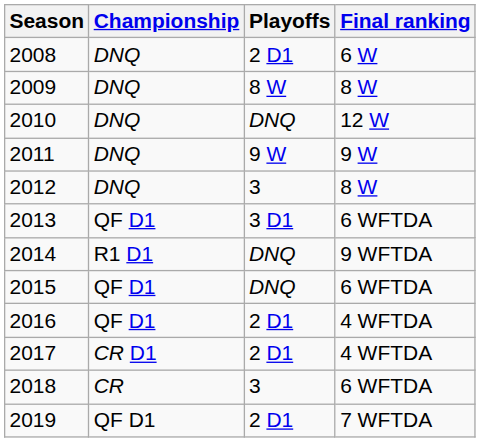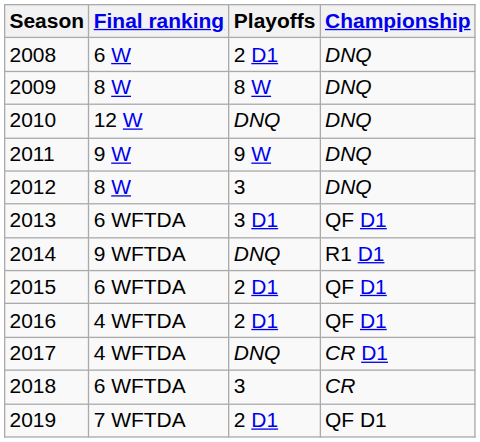columns swapped: (405, 21) <-> (166, 21)
(272, 287) DNQ -> (256, 287) 2 D1
(271, 353) 2 D1 -> (257, 353) DNQ
